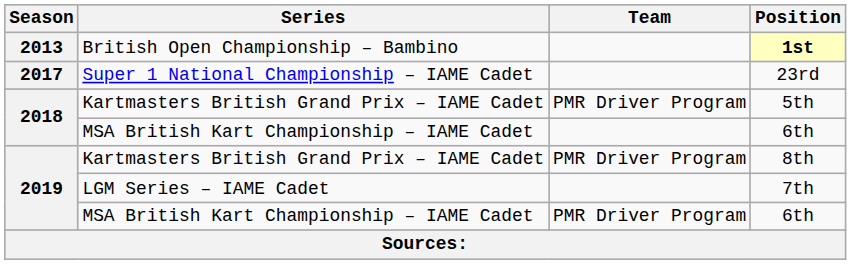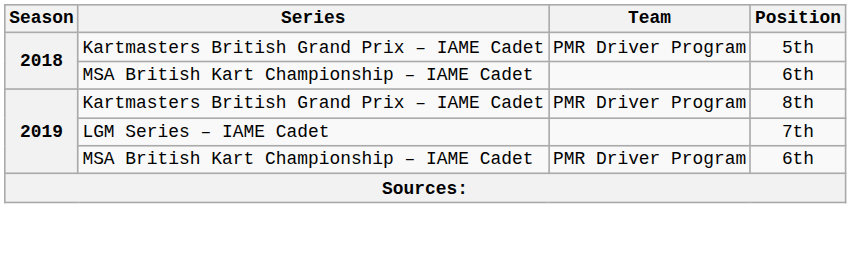- row: (41, 47)
- row: (41, 75)
